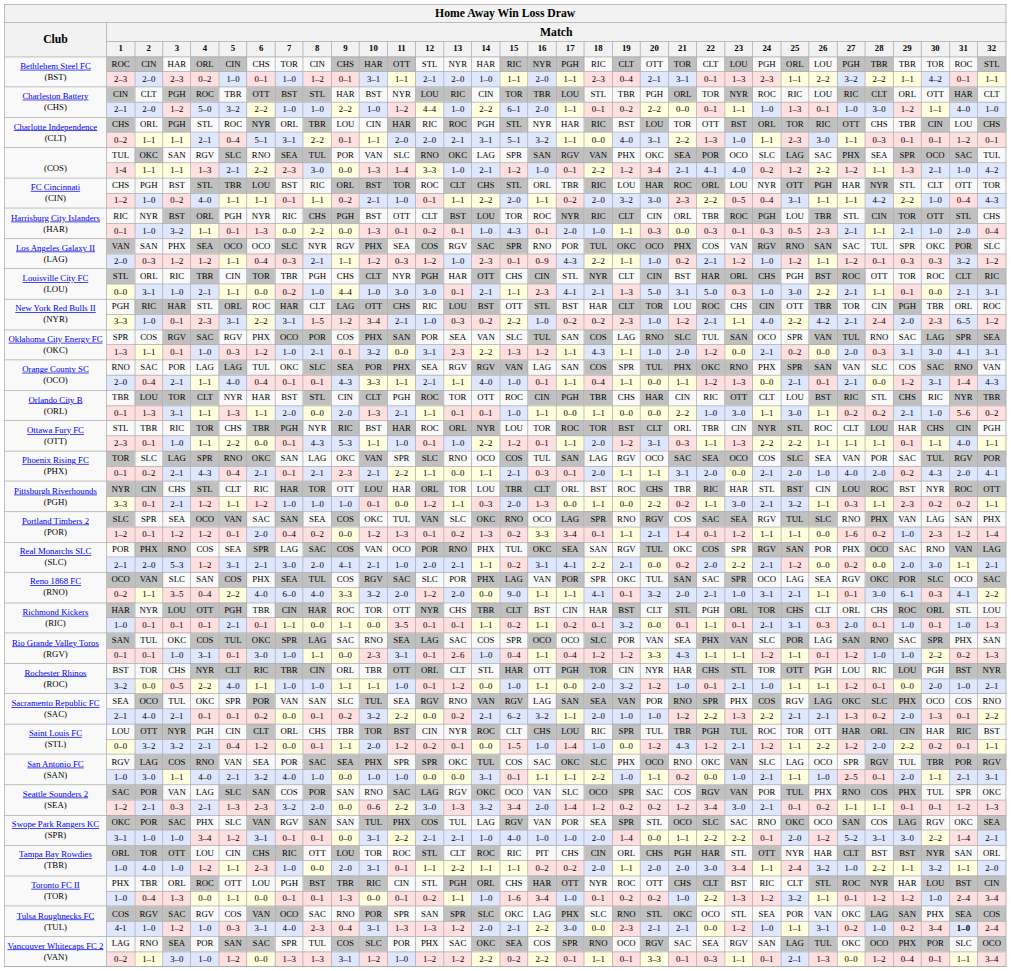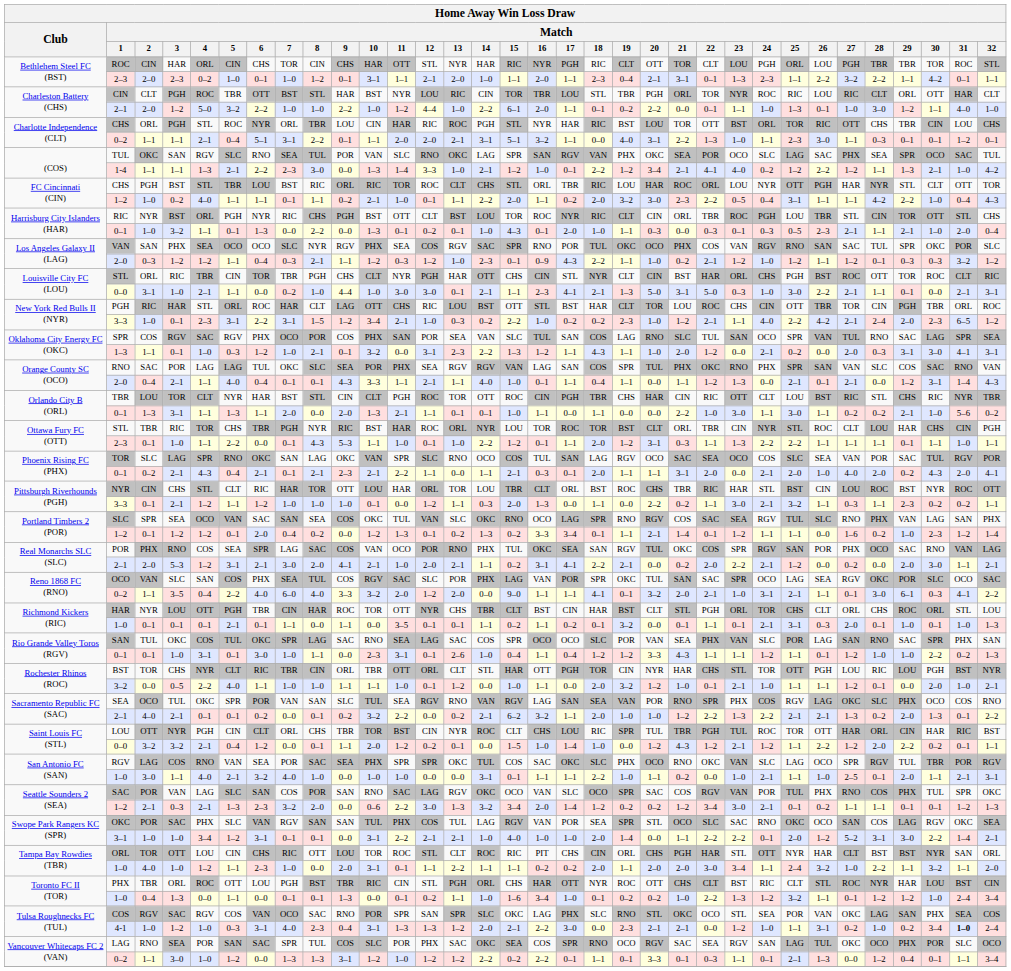(373, 185) BST -> (373, 185) RIC
(963, 443) 4–0 -> (963, 443) 1–0
